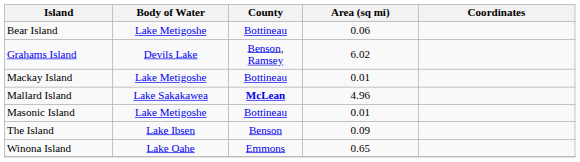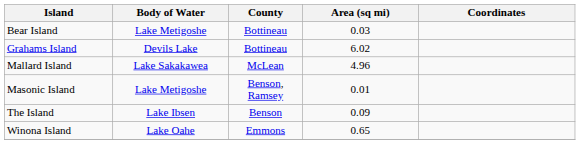(360, 30) 0.06 -> (360, 30) 0.03
(265, 54) Benson, Ramsey -> (265, 48) Bottineau
- row: (40, 78)
(265, 95) bold -> (265, 65) normal
(265, 113) Bottineau -> (265, 89) Benson, Ramsey
